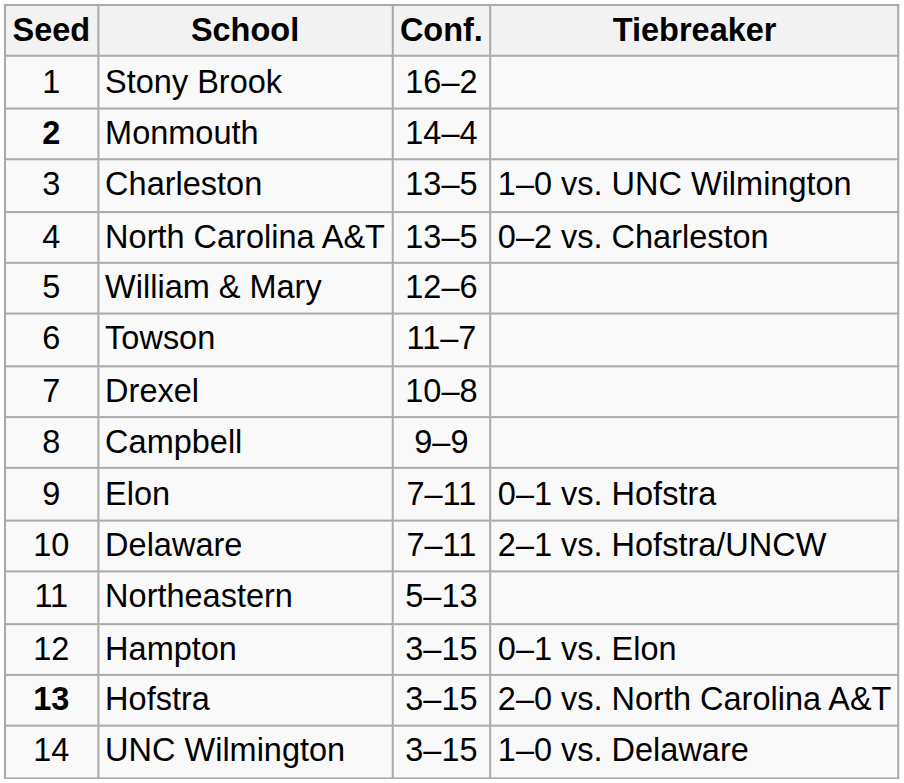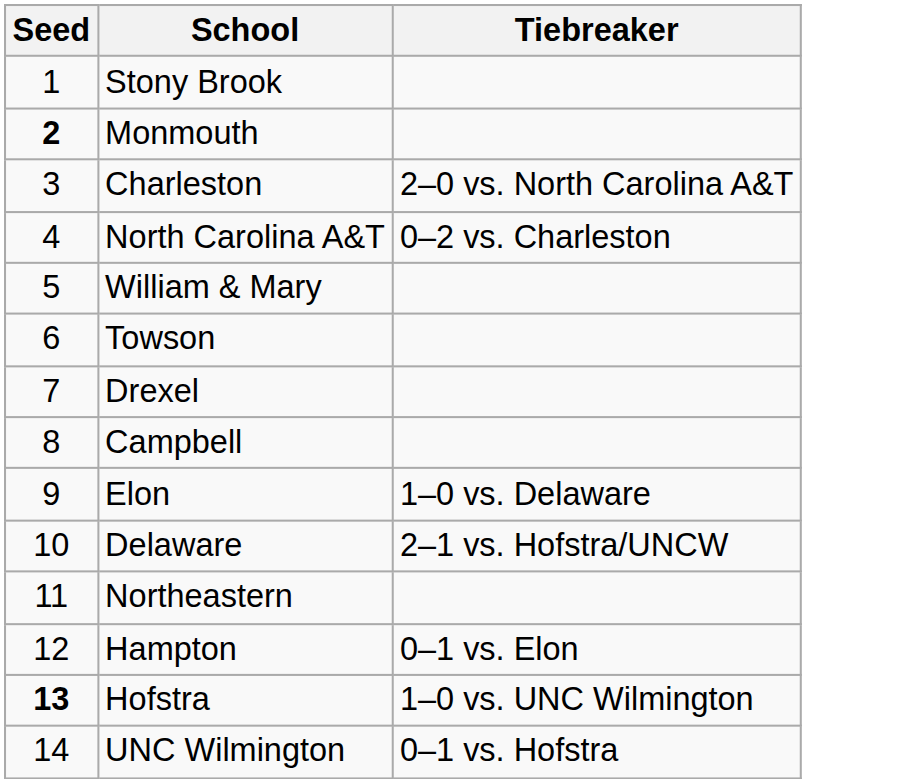- column: (441, 30)
(675, 184) 1–0 vs. UNC Wilmington -> (597, 184) 2–0 vs. North Carolina A&T
(607, 493) 0–1 vs. Hofstra -> (525, 493) 1–0 vs. Delaware
(695, 699) 2–0 vs. North Carolina A&T -> (577, 699) 1–0 vs. UNC Wilmington
(623, 751) 1–0 vs. Delaware -> (509, 751) 0–1 vs. Hofstra
